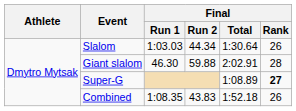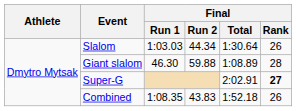(240, 64) 2:02.91 -> (240, 64) 1:08.89
(240, 81) 1:08.89 -> (240, 81) 2:02.91
